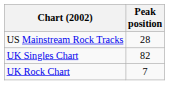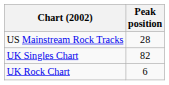(145, 71) 7 -> (145, 71) 6
